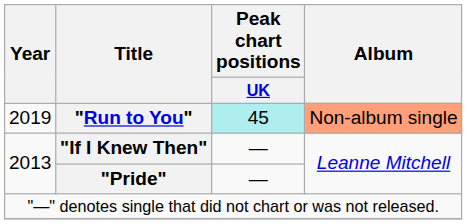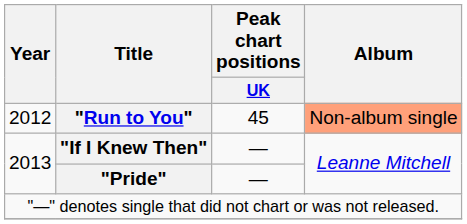(30, 118) 2019 -> (30, 118) 2012
(258, 118) paleturquoise background -> (258, 118) no background
